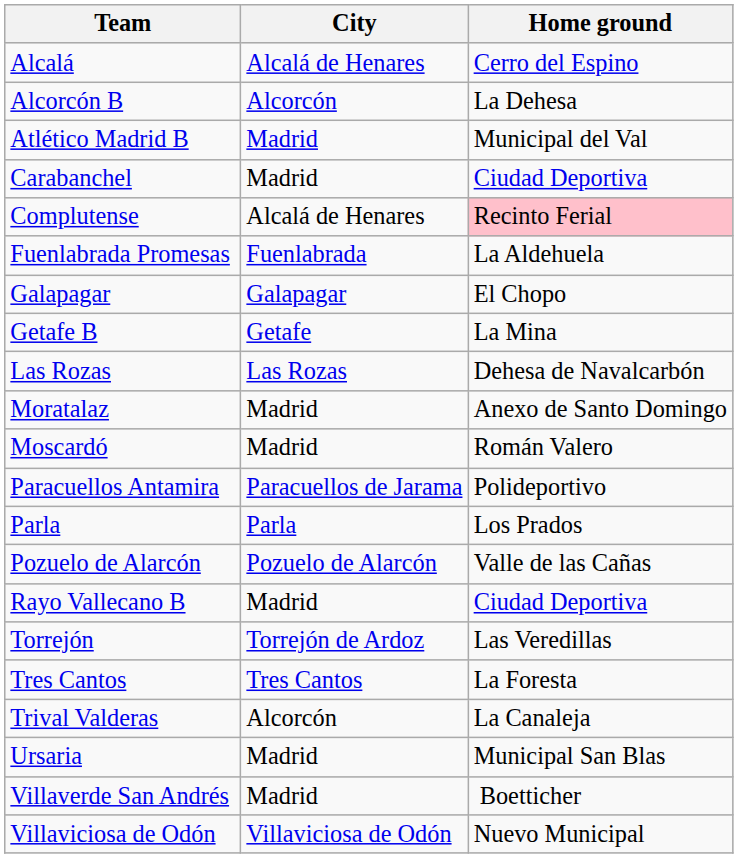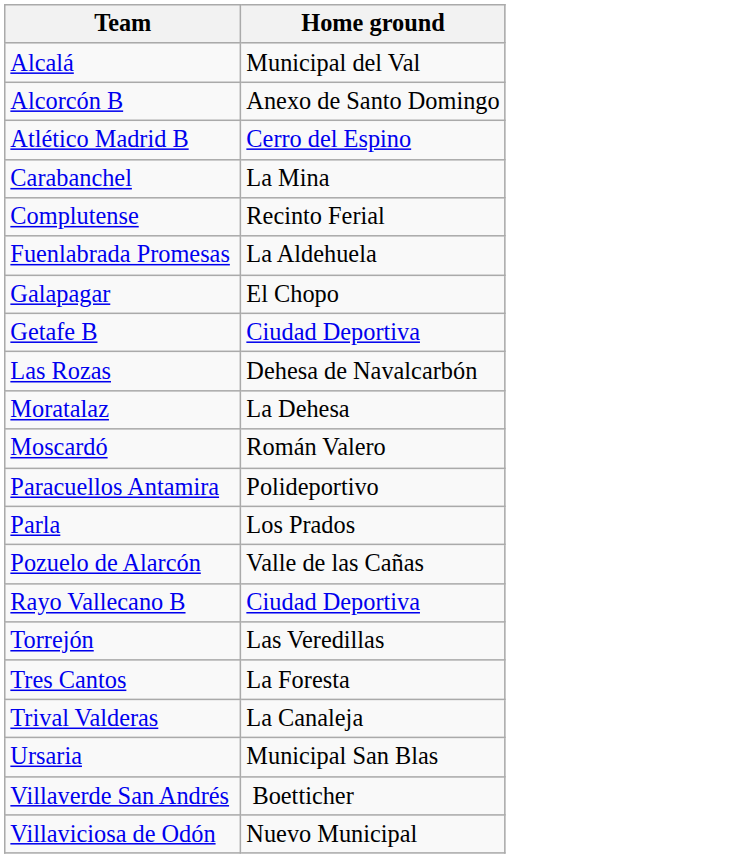- column: (354, 23)
(556, 62) Cerro del Espino -> (333, 62) Municipal del Val
(525, 100) La Dehesa -> (373, 100) Anexo de Santo Domingo
(561, 139) Municipal del Val -> (329, 139) Cerro del Espino
(560, 178) Ciudad Deportiva -> (288, 178) La Mina
(543, 216) pink background -> (316, 216) no background
(515, 332) La Mina -> (333, 332) Ciudad Deportiva
(600, 409) Anexo de Santo Domingo -> (298, 409) La Dehesa
